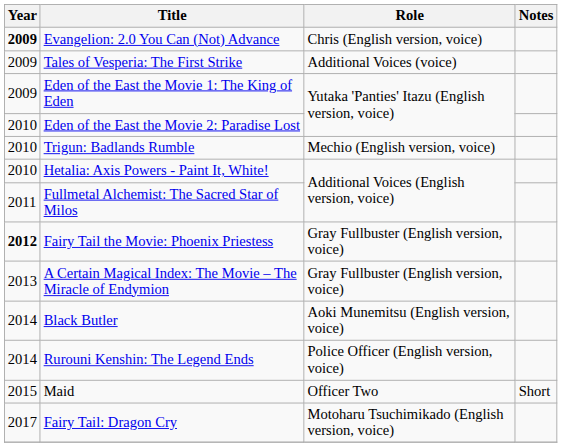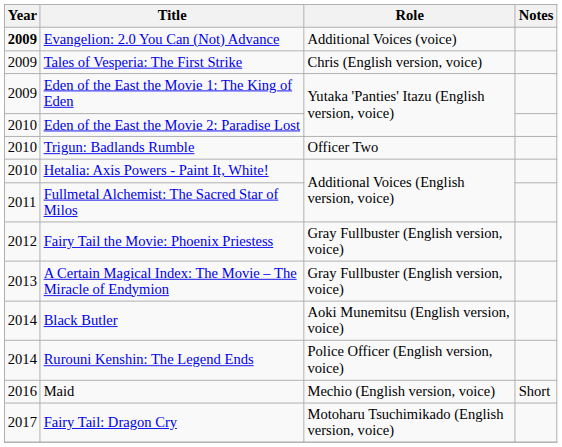(395, 39) Chris (English version, voice) -> (382, 39) Additional Voices (voice)
(382, 62) Additional Voices (voice) -> (395, 62) Chris (English version, voice)
(401, 147) Mechio (English version, voice) -> (343, 147) Officer Two
(22, 241) bold -> (22, 241) normal
(22, 391) 2015 -> (22, 391) 2016
(343, 391) Officer Two -> (401, 391) Mechio (English version, voice)
